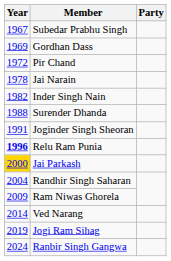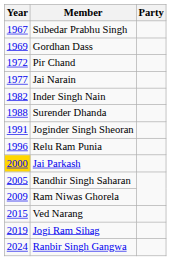(17, 79) 1978 -> (17, 79) 1977
(17, 146) bold -> (17, 146) normal
(17, 180) 2004 -> (17, 180) 2005
(17, 213) 2014 -> (17, 213) 2015
